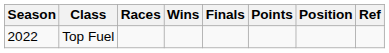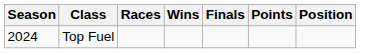- column: (370, 15)
(23, 36) 2022 -> (23, 36) 2024
